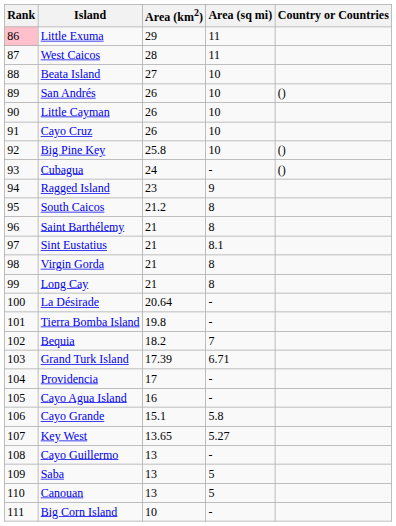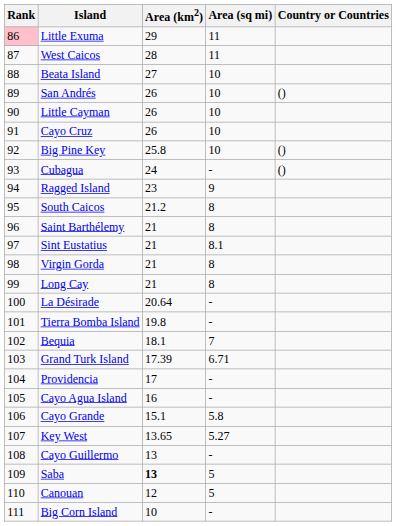(156, 340) 18.2 -> (156, 340) 18.1
(151, 474) normal -> (151, 474) bold
(151, 493) 13 -> (151, 493) 12
